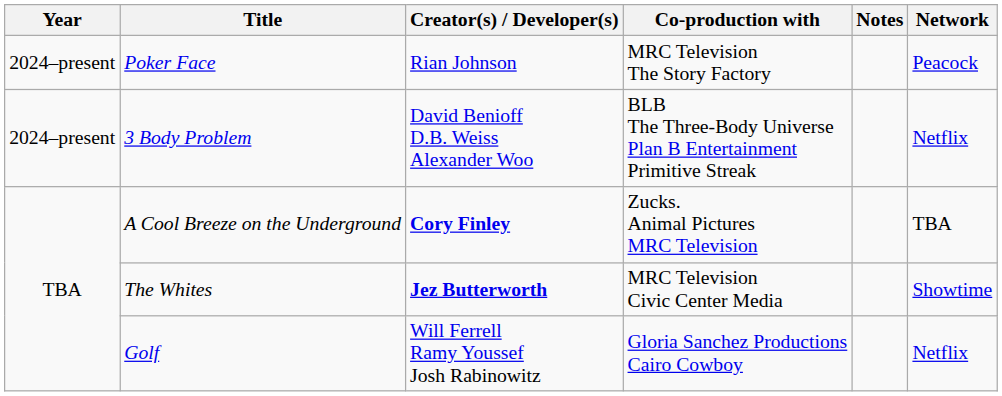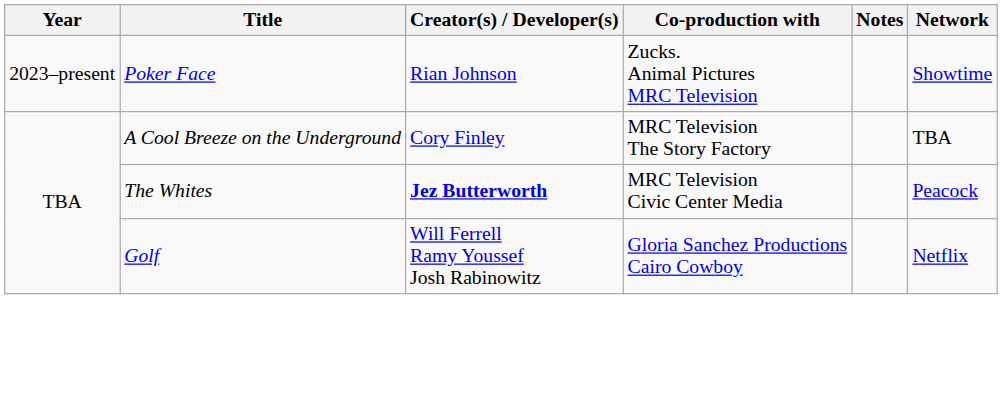(62, 62) 2024–present -> (62, 73) 2023–present
(699, 62) MRC Television The Story Factory -> (693, 73) Zucks. Animal Pictures MRC Television
(945, 62) Peacock -> (952, 73) Showtime
- row: (188, 137)
(460, 224) bold -> (457, 137) normal
(693, 224) Zucks. Animal Pictures MRC Television -> (699, 137) MRC Television The Story Factory
(952, 288) Showtime -> (945, 191) Peacock
